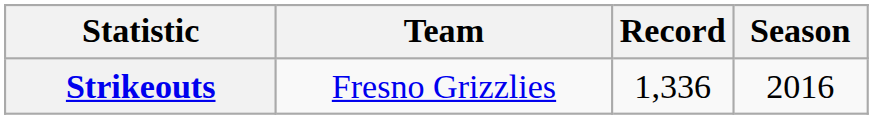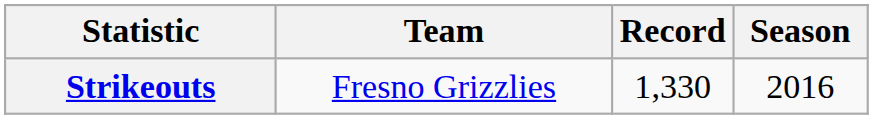(673, 85) 1,336 -> (673, 85) 1,330
